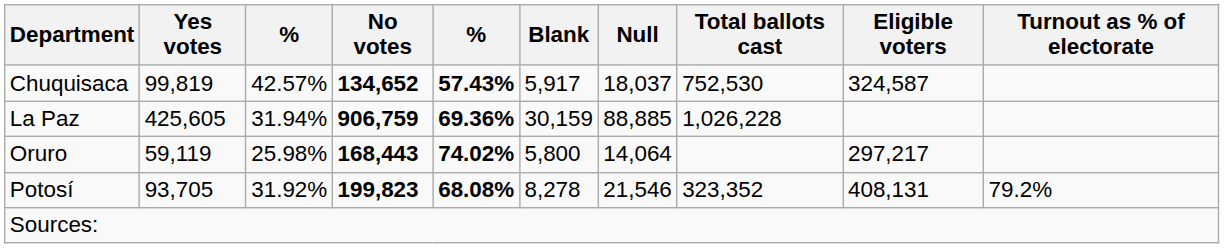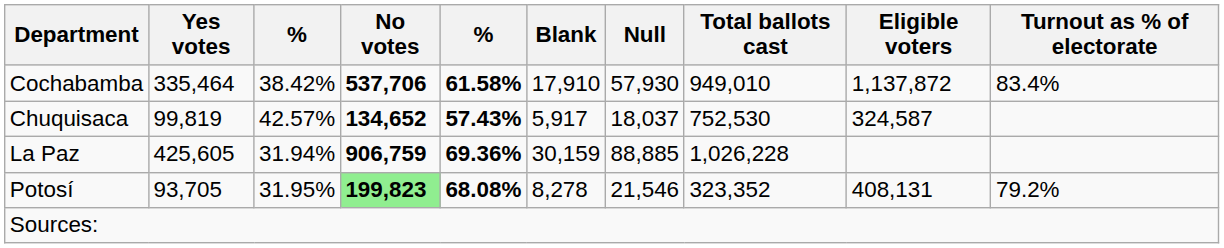+ row: (76, 82)
- row: (38, 154)
(289, 189) 31.92% -> (297, 189) 31.95%
(378, 189) no background -> (386, 189) lightgreen background
